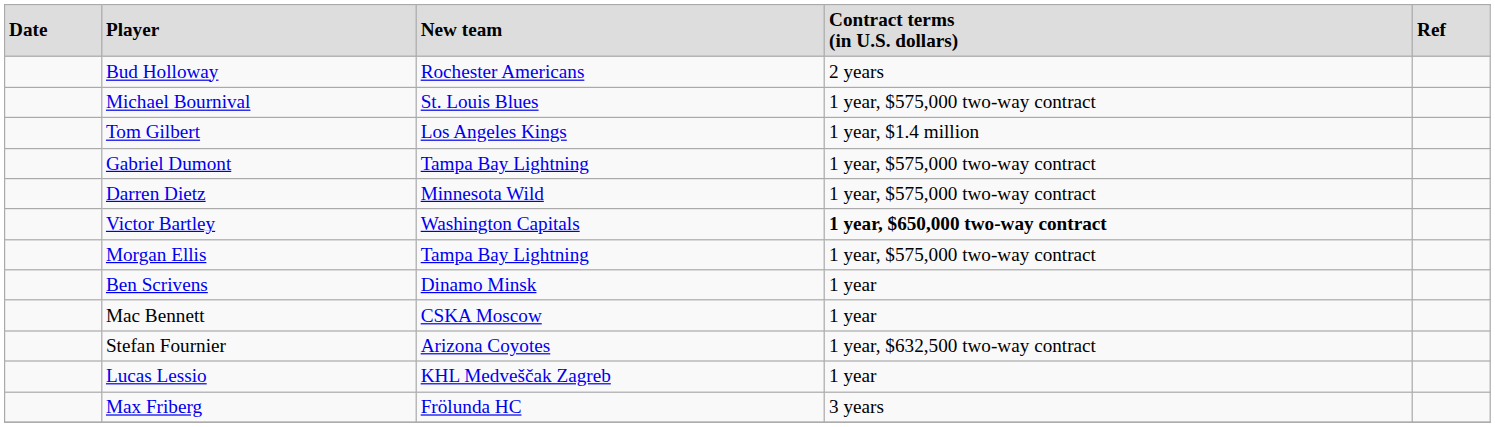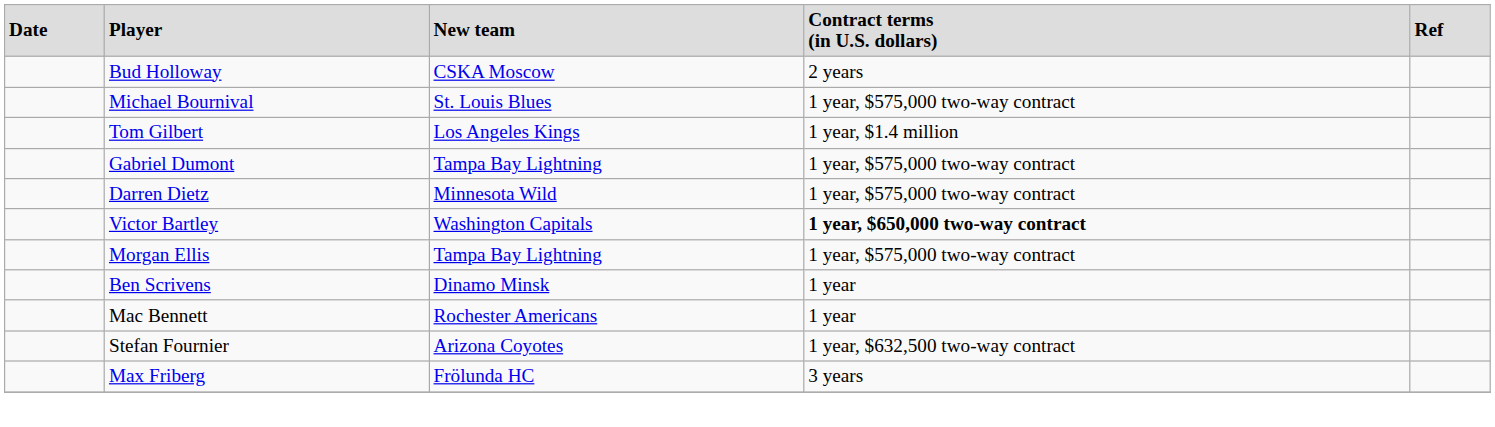(503, 71) Rochester Americans -> (494, 71) CSKA Moscow
(481, 315) CSKA Moscow -> (515, 315) Rochester Americans
- row: (156, 376)
